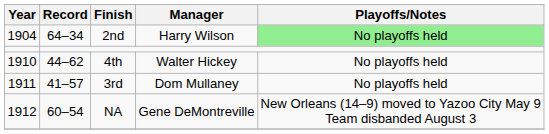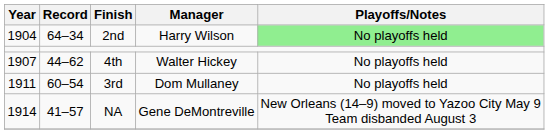(22, 62) 1910 -> (22, 62) 1907
(65, 83) 41–57 -> (65, 83) 60–54
(22, 111) 1912 -> (22, 111) 1914
(65, 111) 60–54 -> (65, 111) 41–57
